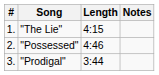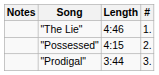columns swapped: (11, 12) <-> (137, 12)
(93, 29) 4:15 -> (114, 29) 4:46
(93, 45) 4:46 -> (114, 45) 4:15
